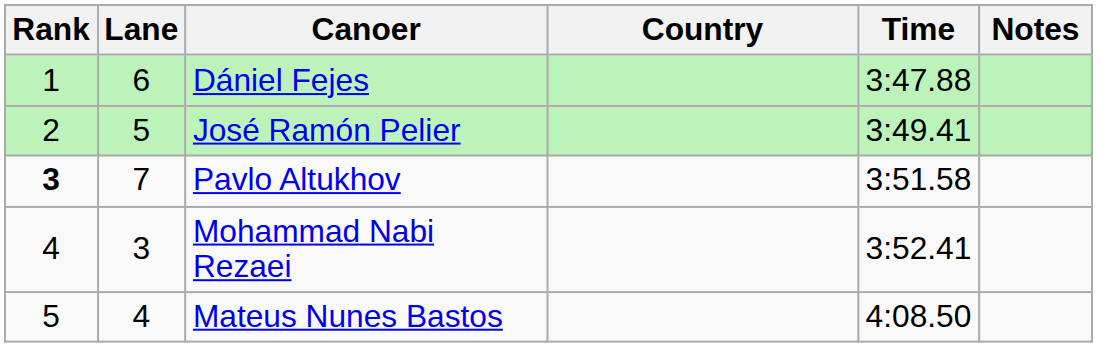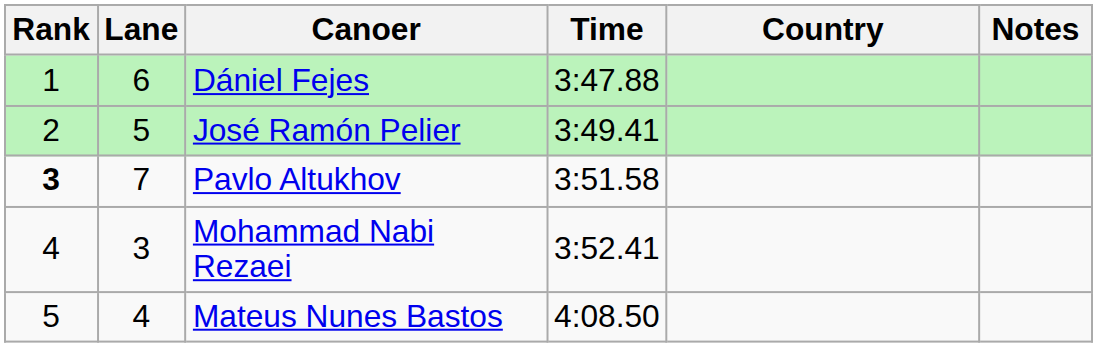columns swapped: (702, 29) <-> (918, 29)
